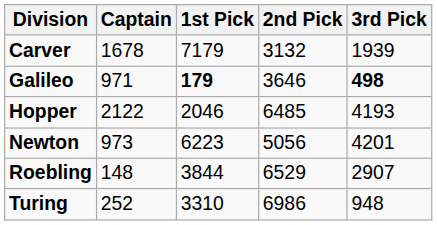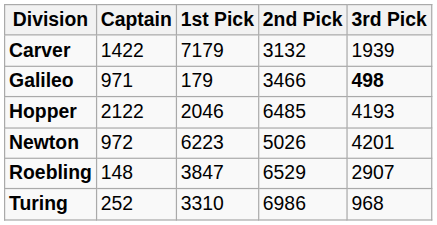(122, 50) 1678 -> (122, 50) 1422
(197, 81) bold -> (197, 81) normal
(284, 81) 3646 -> (284, 81) 3466
(117, 142) 973 -> (117, 142) 972
(284, 142) 5056 -> (284, 142) 5026
(202, 173) 3844 -> (202, 173) 3847
(368, 204) 948 -> (368, 204) 968
